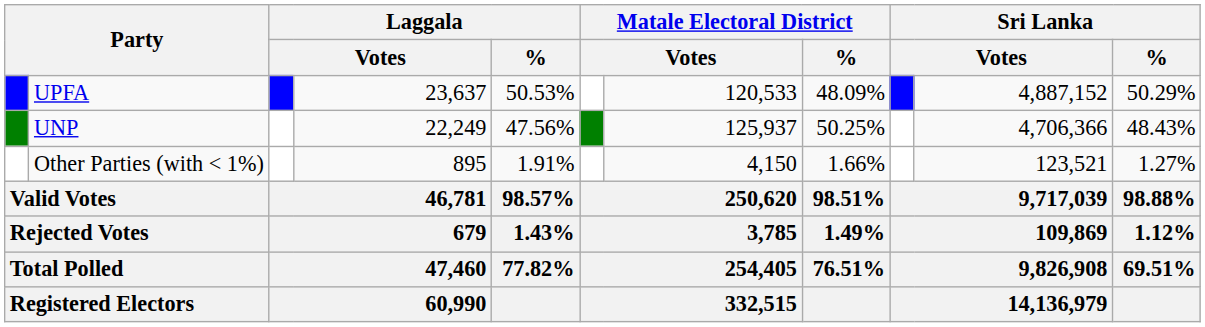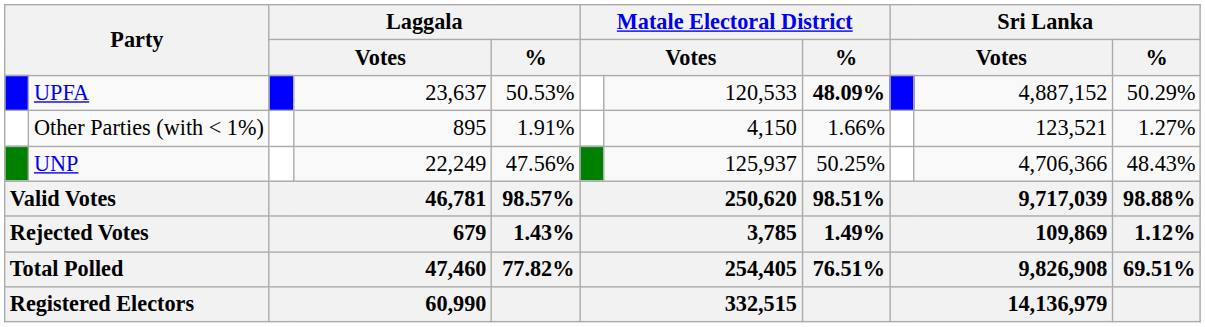(851, 92) normal -> (849, 92) bold
rows swapped: (56, 127) <-> (149, 163)
